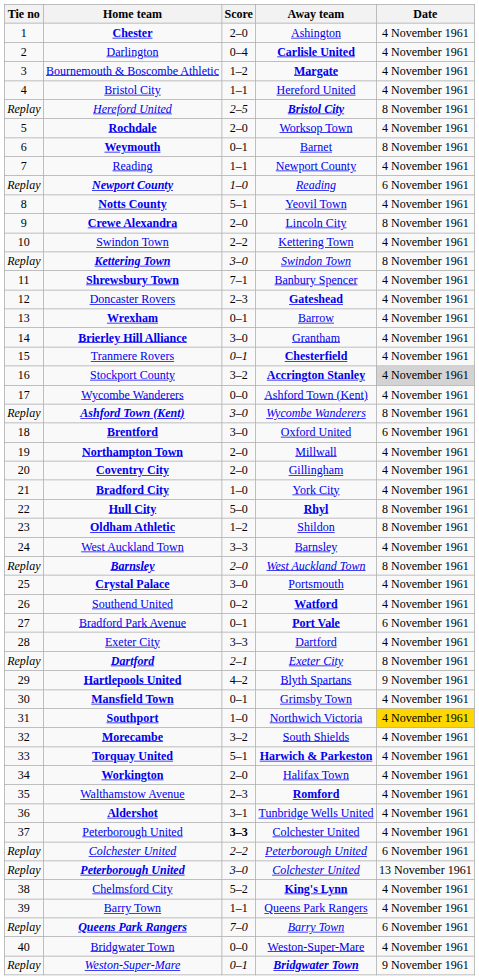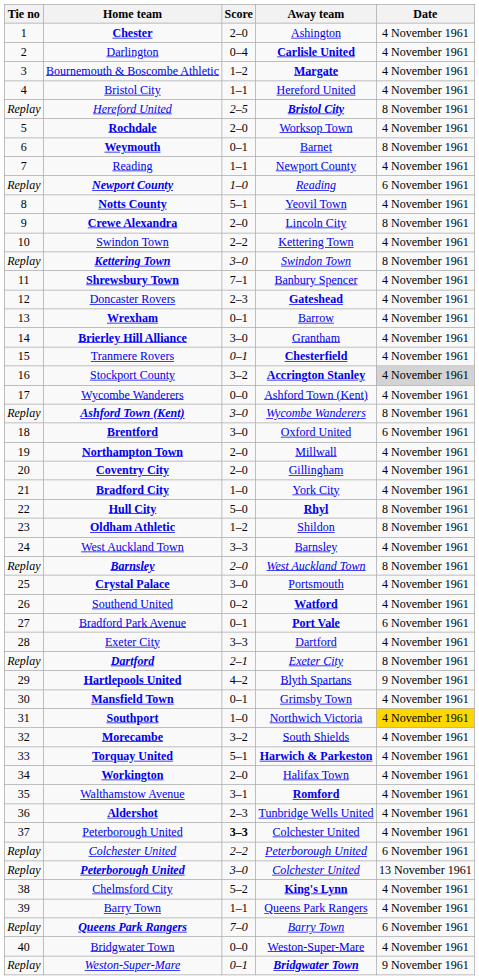(239, 794) 2–3 -> (239, 794) 3–1
(239, 813) 3–1 -> (239, 813) 2–3
